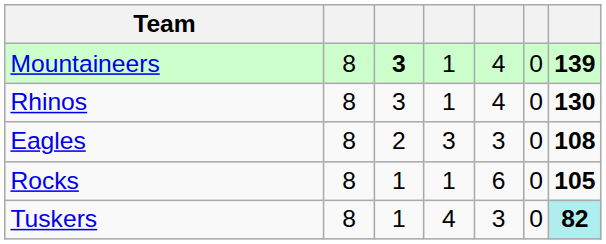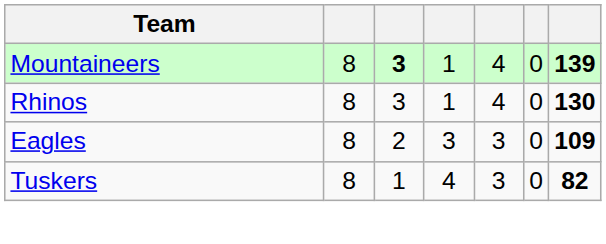(575, 141) 108 -> (575, 141) 109
- row: (45, 180)
(575, 219) paleturquoise background -> (575, 180) no background
